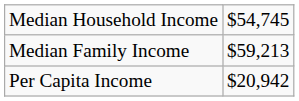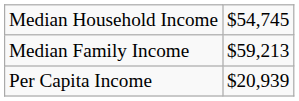(258, 80) $20,942 -> (258, 80) $20,939
